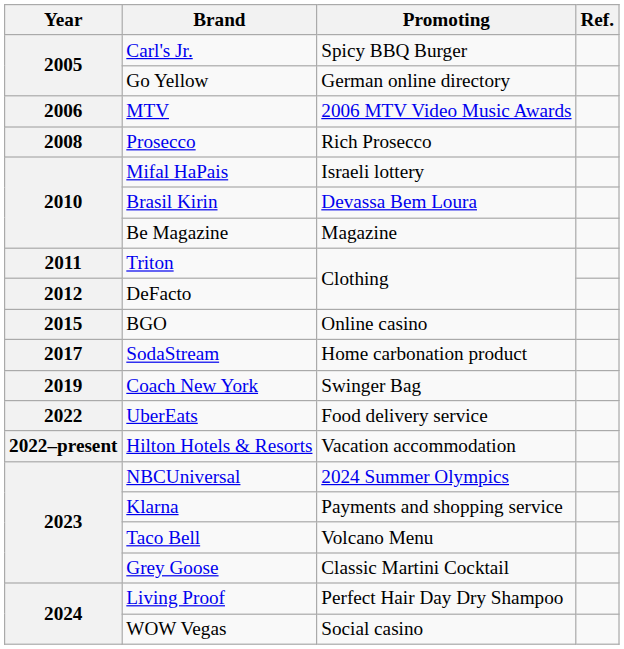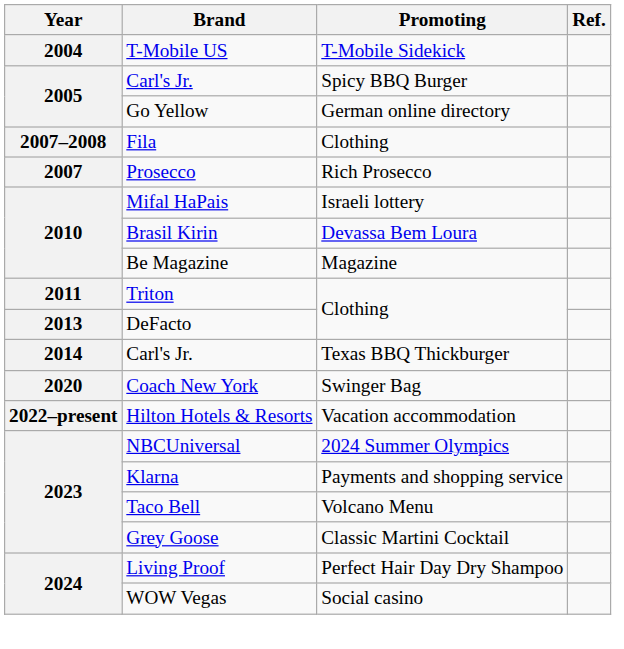+ row: (177, 50)
- row: (148, 111)
+ row: (141, 141)
(63, 141) 2008 -> (63, 171) 2007
(63, 293) 2012 -> (63, 324) 2013
+ row: (160, 354)
- row: (147, 324)
- row: (173, 354)
(63, 385) 2019 -> (63, 385) 2020
- row: (162, 415)
